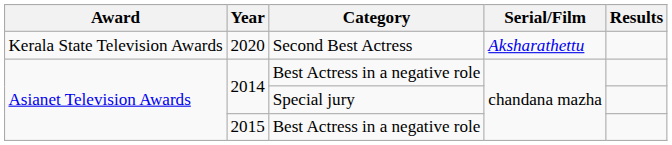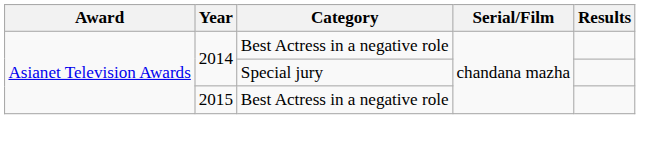- row: (248, 45)
